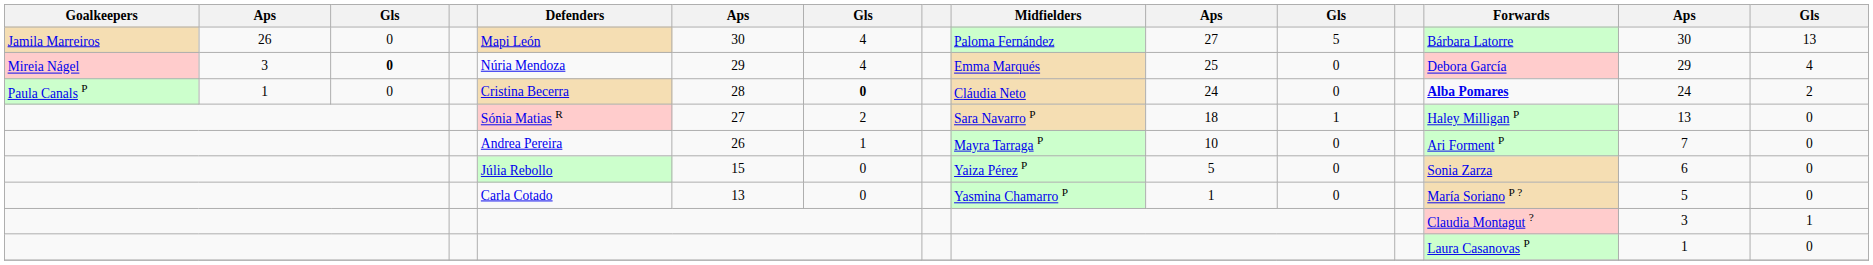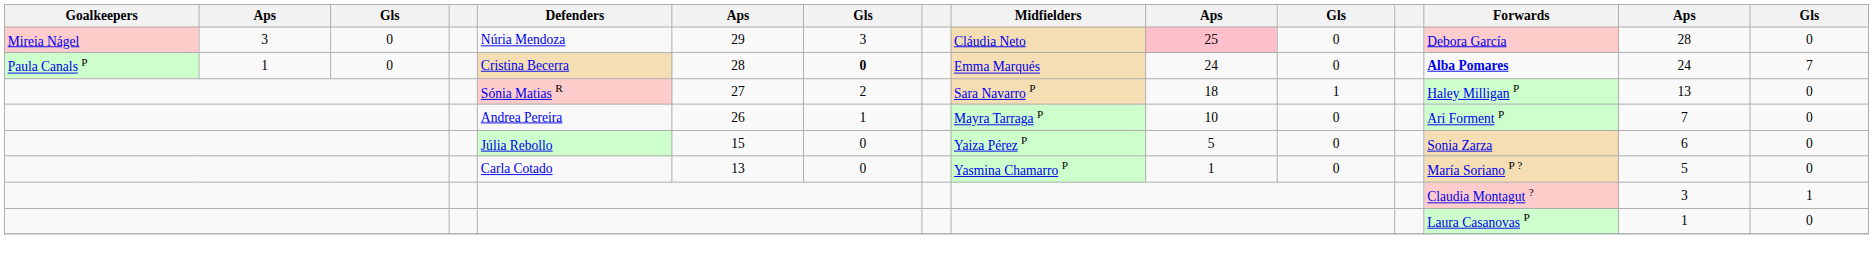- row: (54, 41)
(390, 66) bold -> (390, 40) normal
(863, 66) 4 -> (863, 40) 3
(997, 67) Emma Marqués -> (990, 41) Cláudia Neto
(1211, 66) no background -> (1211, 40) pink background
(1684, 66) 29 -> (1684, 40) 28
(1809, 66) 4 -> (1809, 40) 0
(990, 93) Cláudia Neto -> (997, 67) Emma Marqués
(1809, 91) 2 -> (1809, 66) 7
